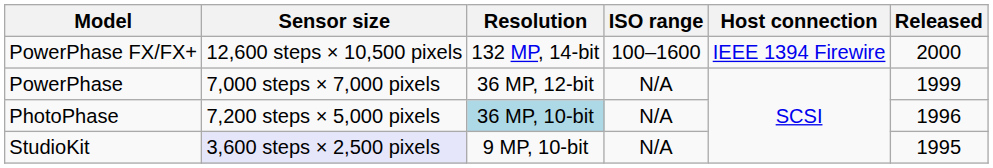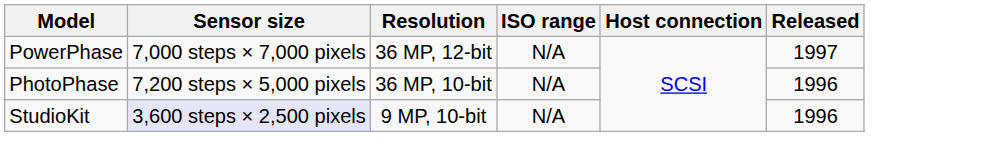- row: (103, 52)
(939, 84) 1999 -> (816, 52) 1997
(535, 116) lightblue background -> (433, 84) no background
(939, 148) 1995 -> (816, 116) 1996
